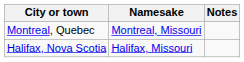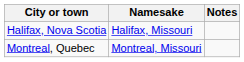rows swapped: (57, 48) <-> (51, 30)
